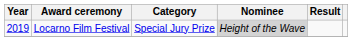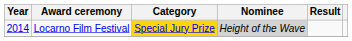(18, 28) 2019 -> (18, 28) 2014
(174, 28) no background -> (174, 28) gold background
